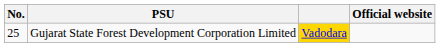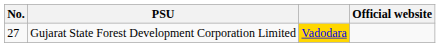(13, 33) 25 -> (13, 33) 27
